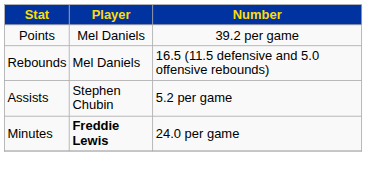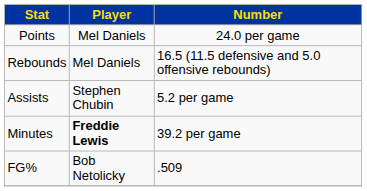(257, 35) 39.2 per game -> (258, 35) 24.0 per game
(198, 133) 24.0 per game -> (199, 133) 39.2 per game
+ row: (22, 168)
